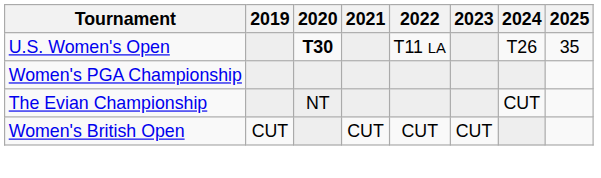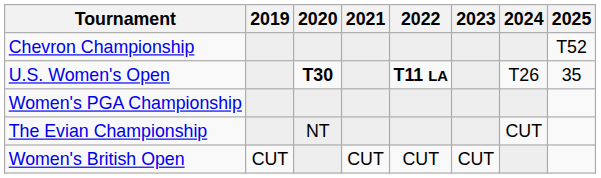+ row: (102, 47)
(420, 47) normal -> (421, 75) bold
